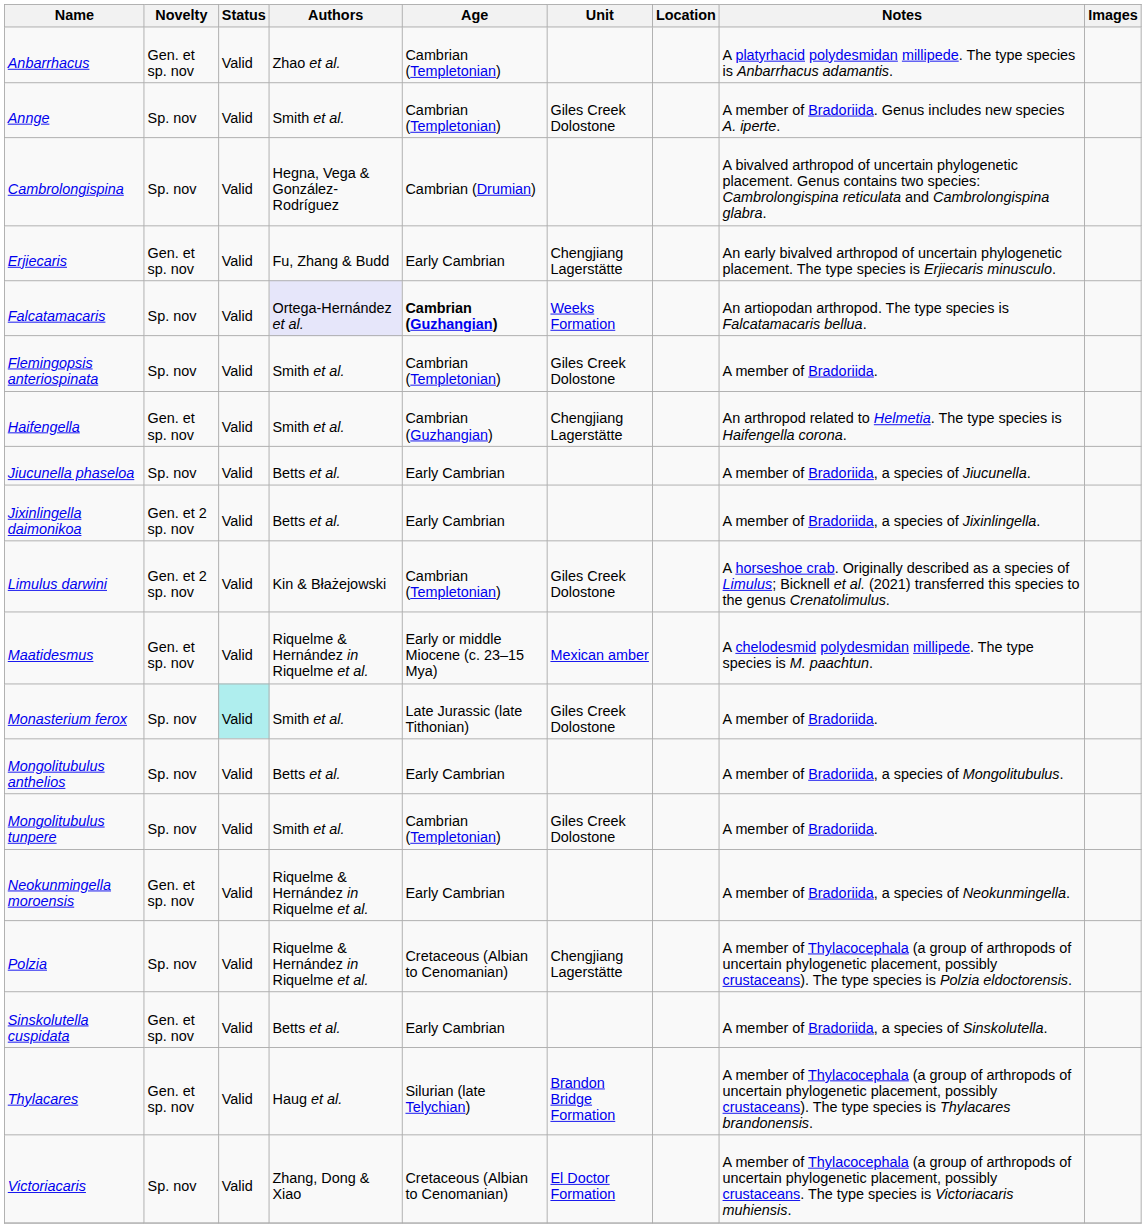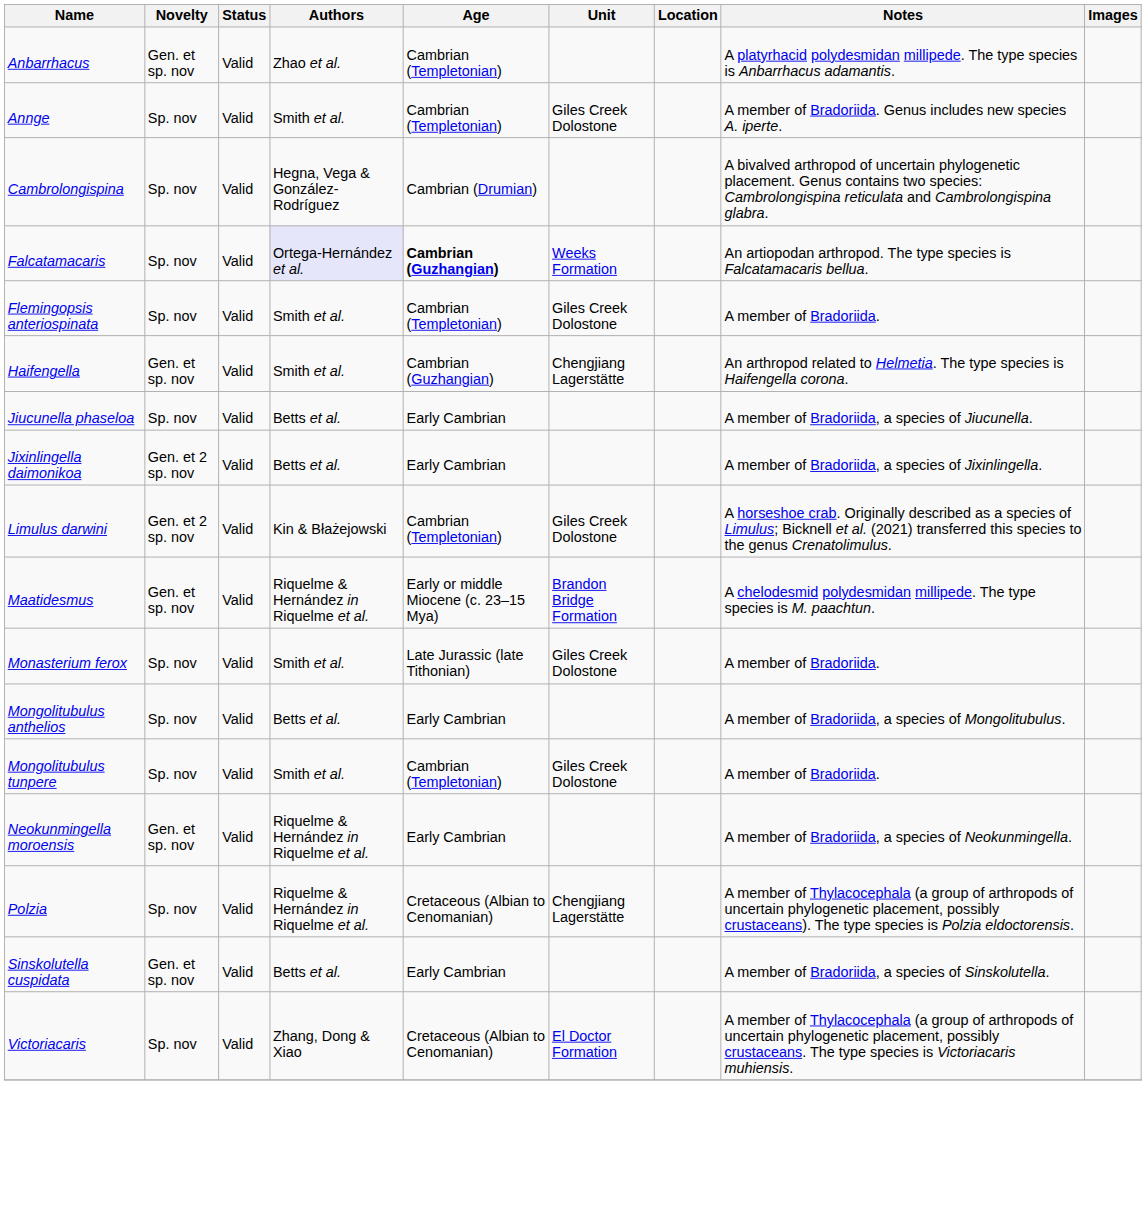- row: (37, 261)
(600, 655) Mexican amber -> (584, 600) Brandon Bridge Formation
(237, 719) paleturquoise background -> (238, 664) no background
- row: (43, 1099)
